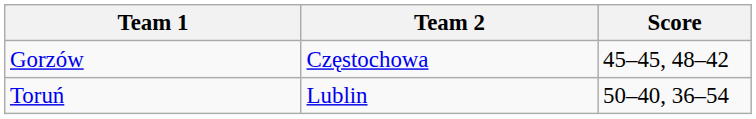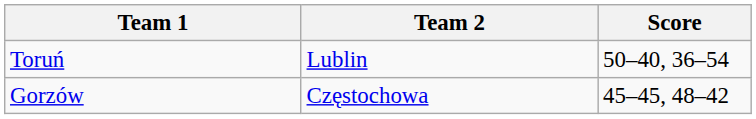rows swapped: (47, 58) <-> (37, 95)
